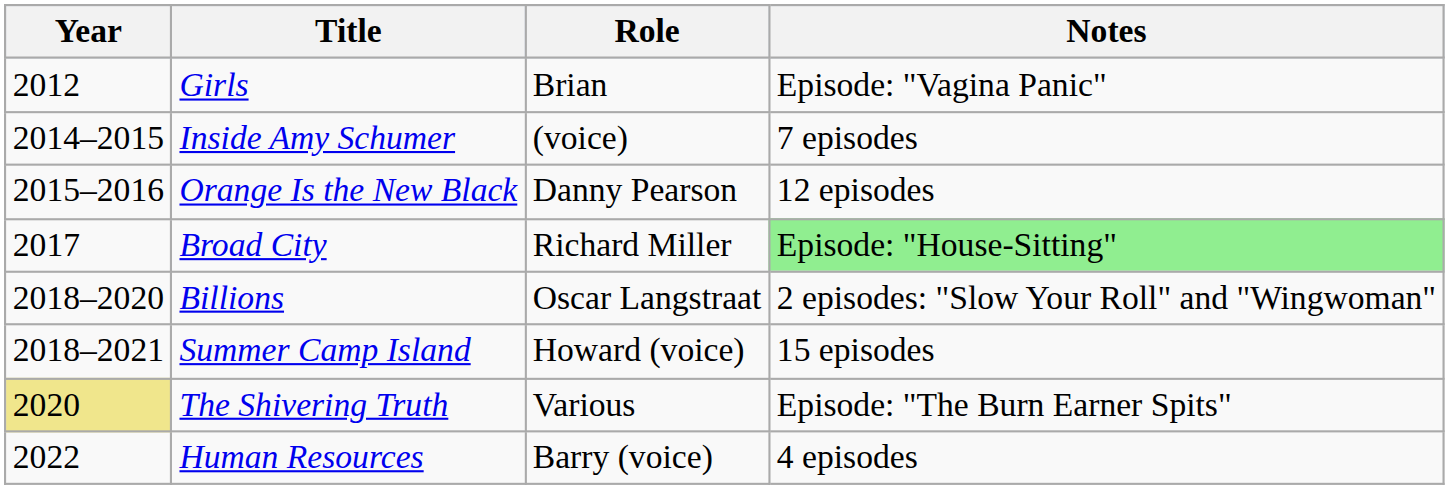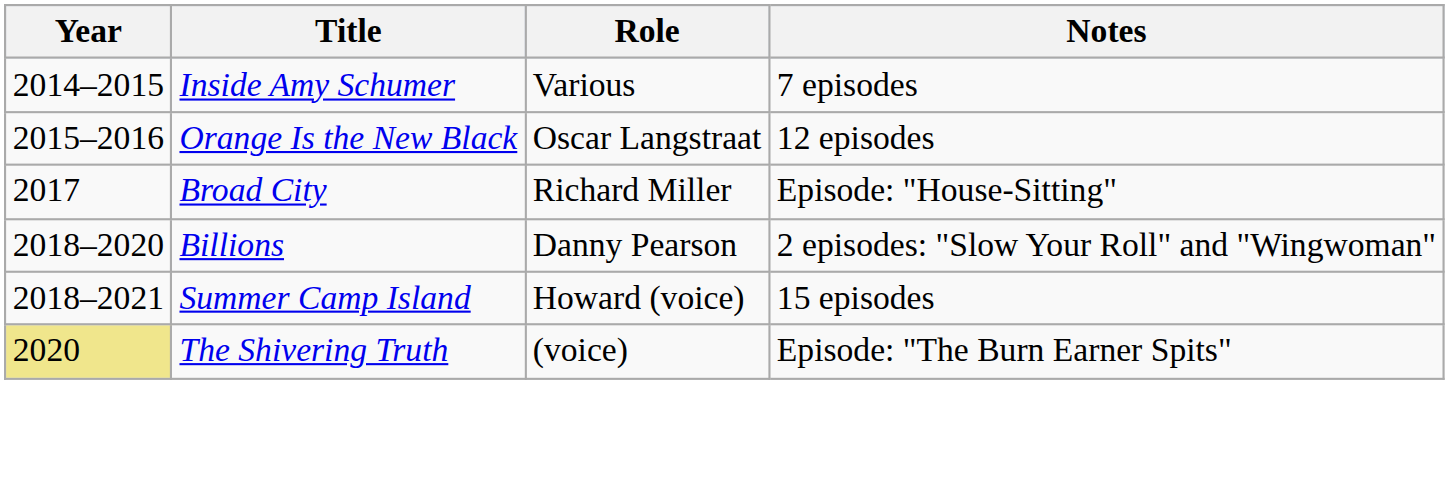- row: (214, 84)
(580, 137) (voice) -> (584, 84) Various
(635, 191) Danny Pearson -> (647, 137) Oscar Langstraat
(947, 244) lightgreen background -> (947, 191) no background
(647, 297) Oscar Langstraat -> (635, 244) Danny Pearson
(584, 404) Various -> (580, 350) (voice)
- row: (302, 457)
